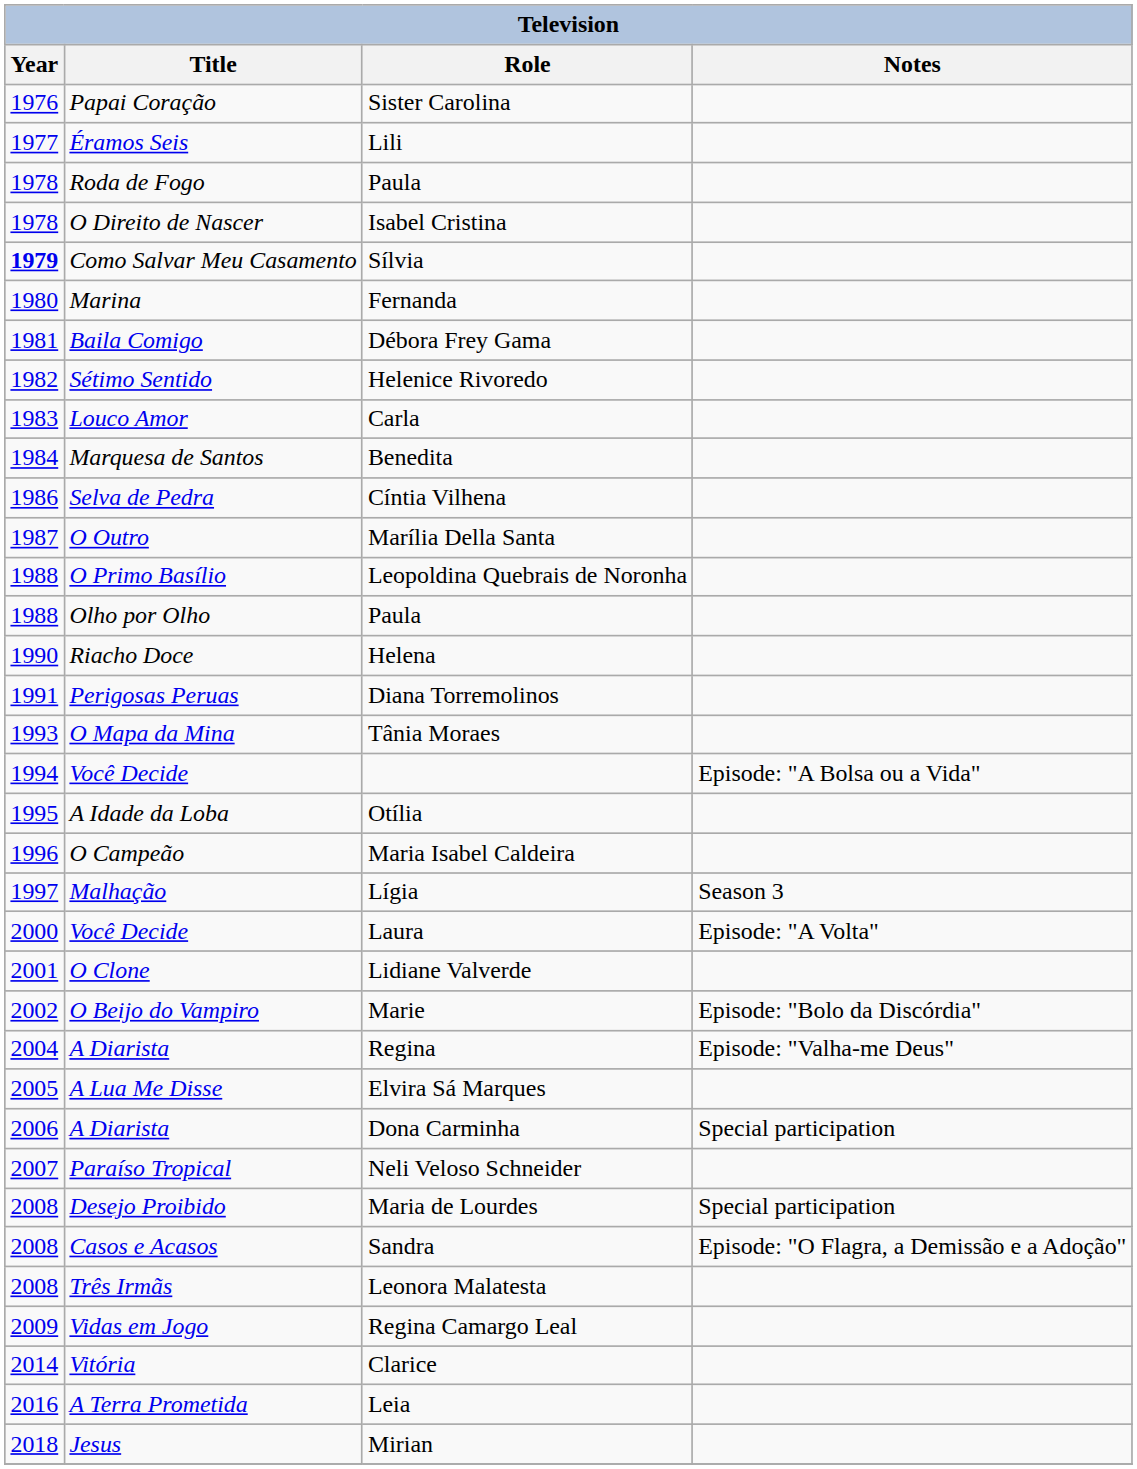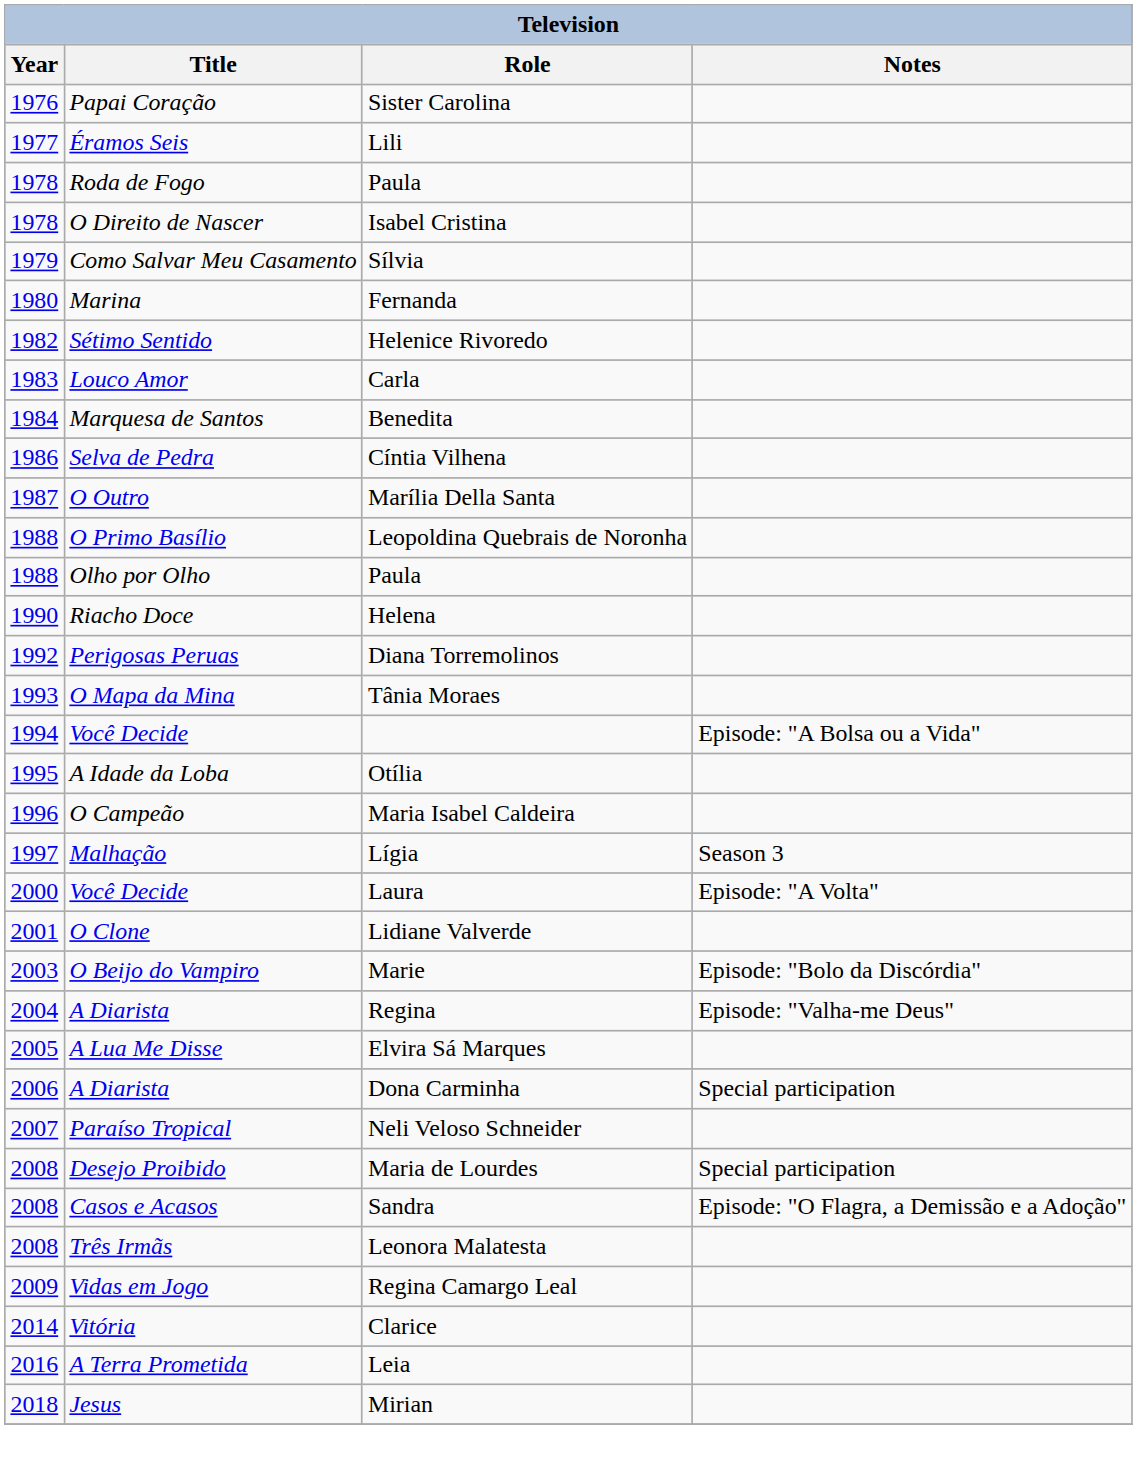(34, 261) bold -> (34, 261) normal
- row: (136, 340)
(34, 694) 1991 -> (34, 655) 1992
(34, 1010) 2002 -> (34, 970) 2003
